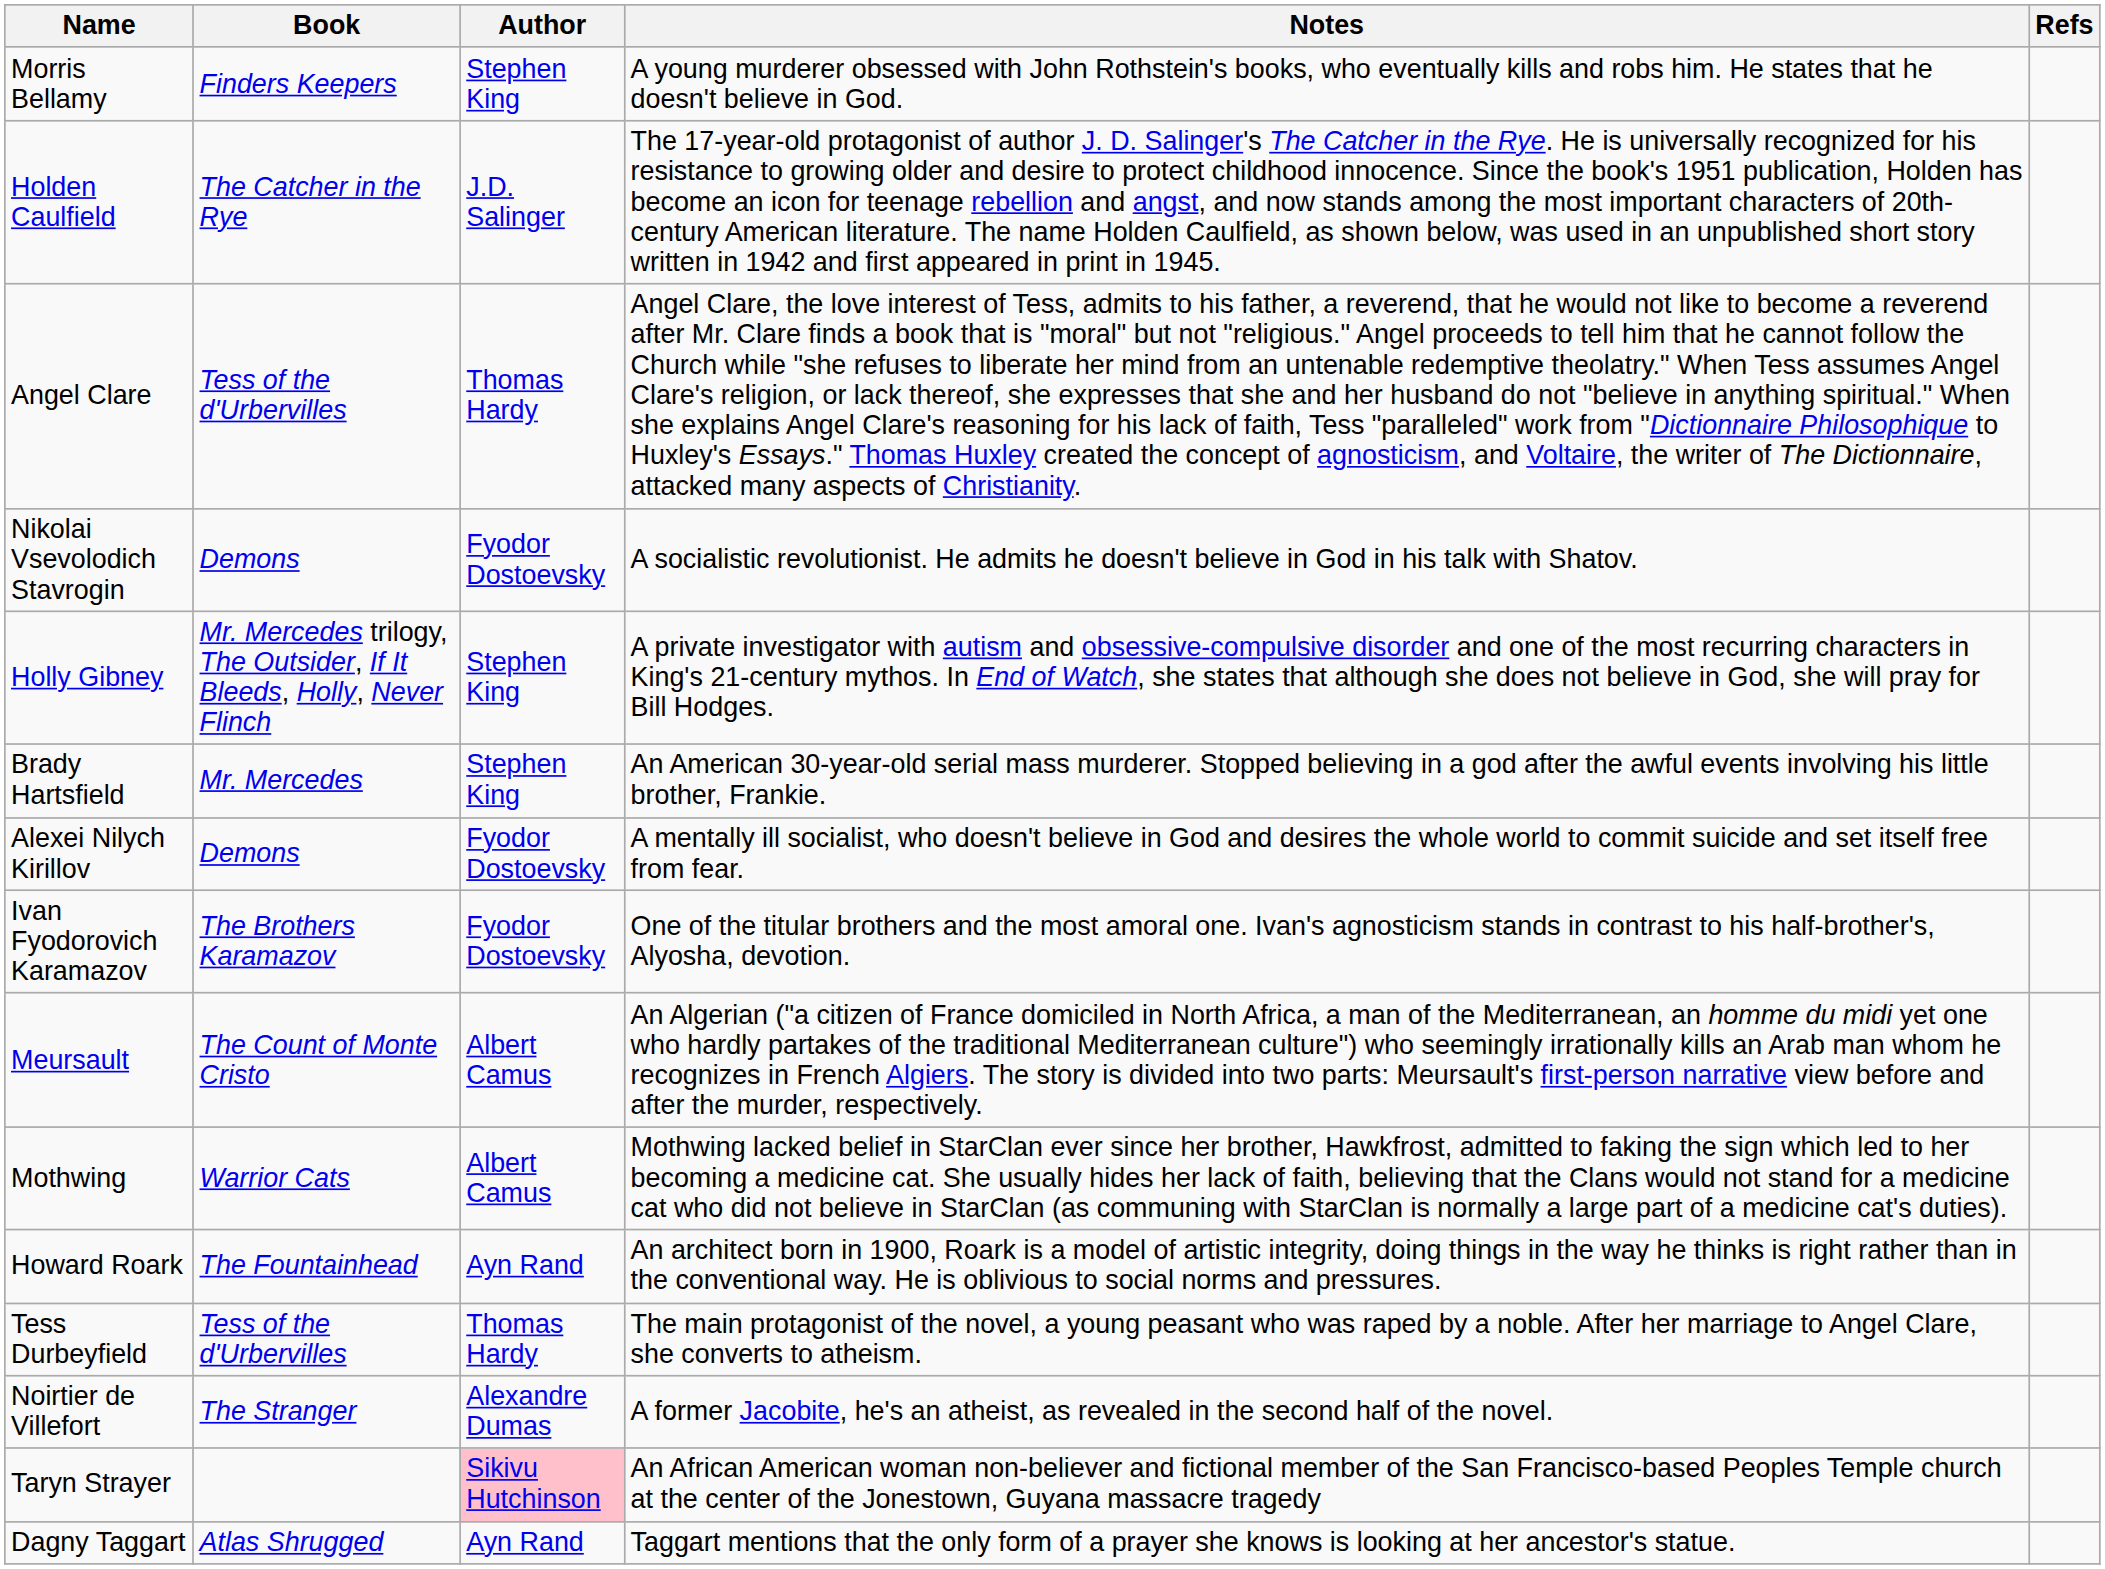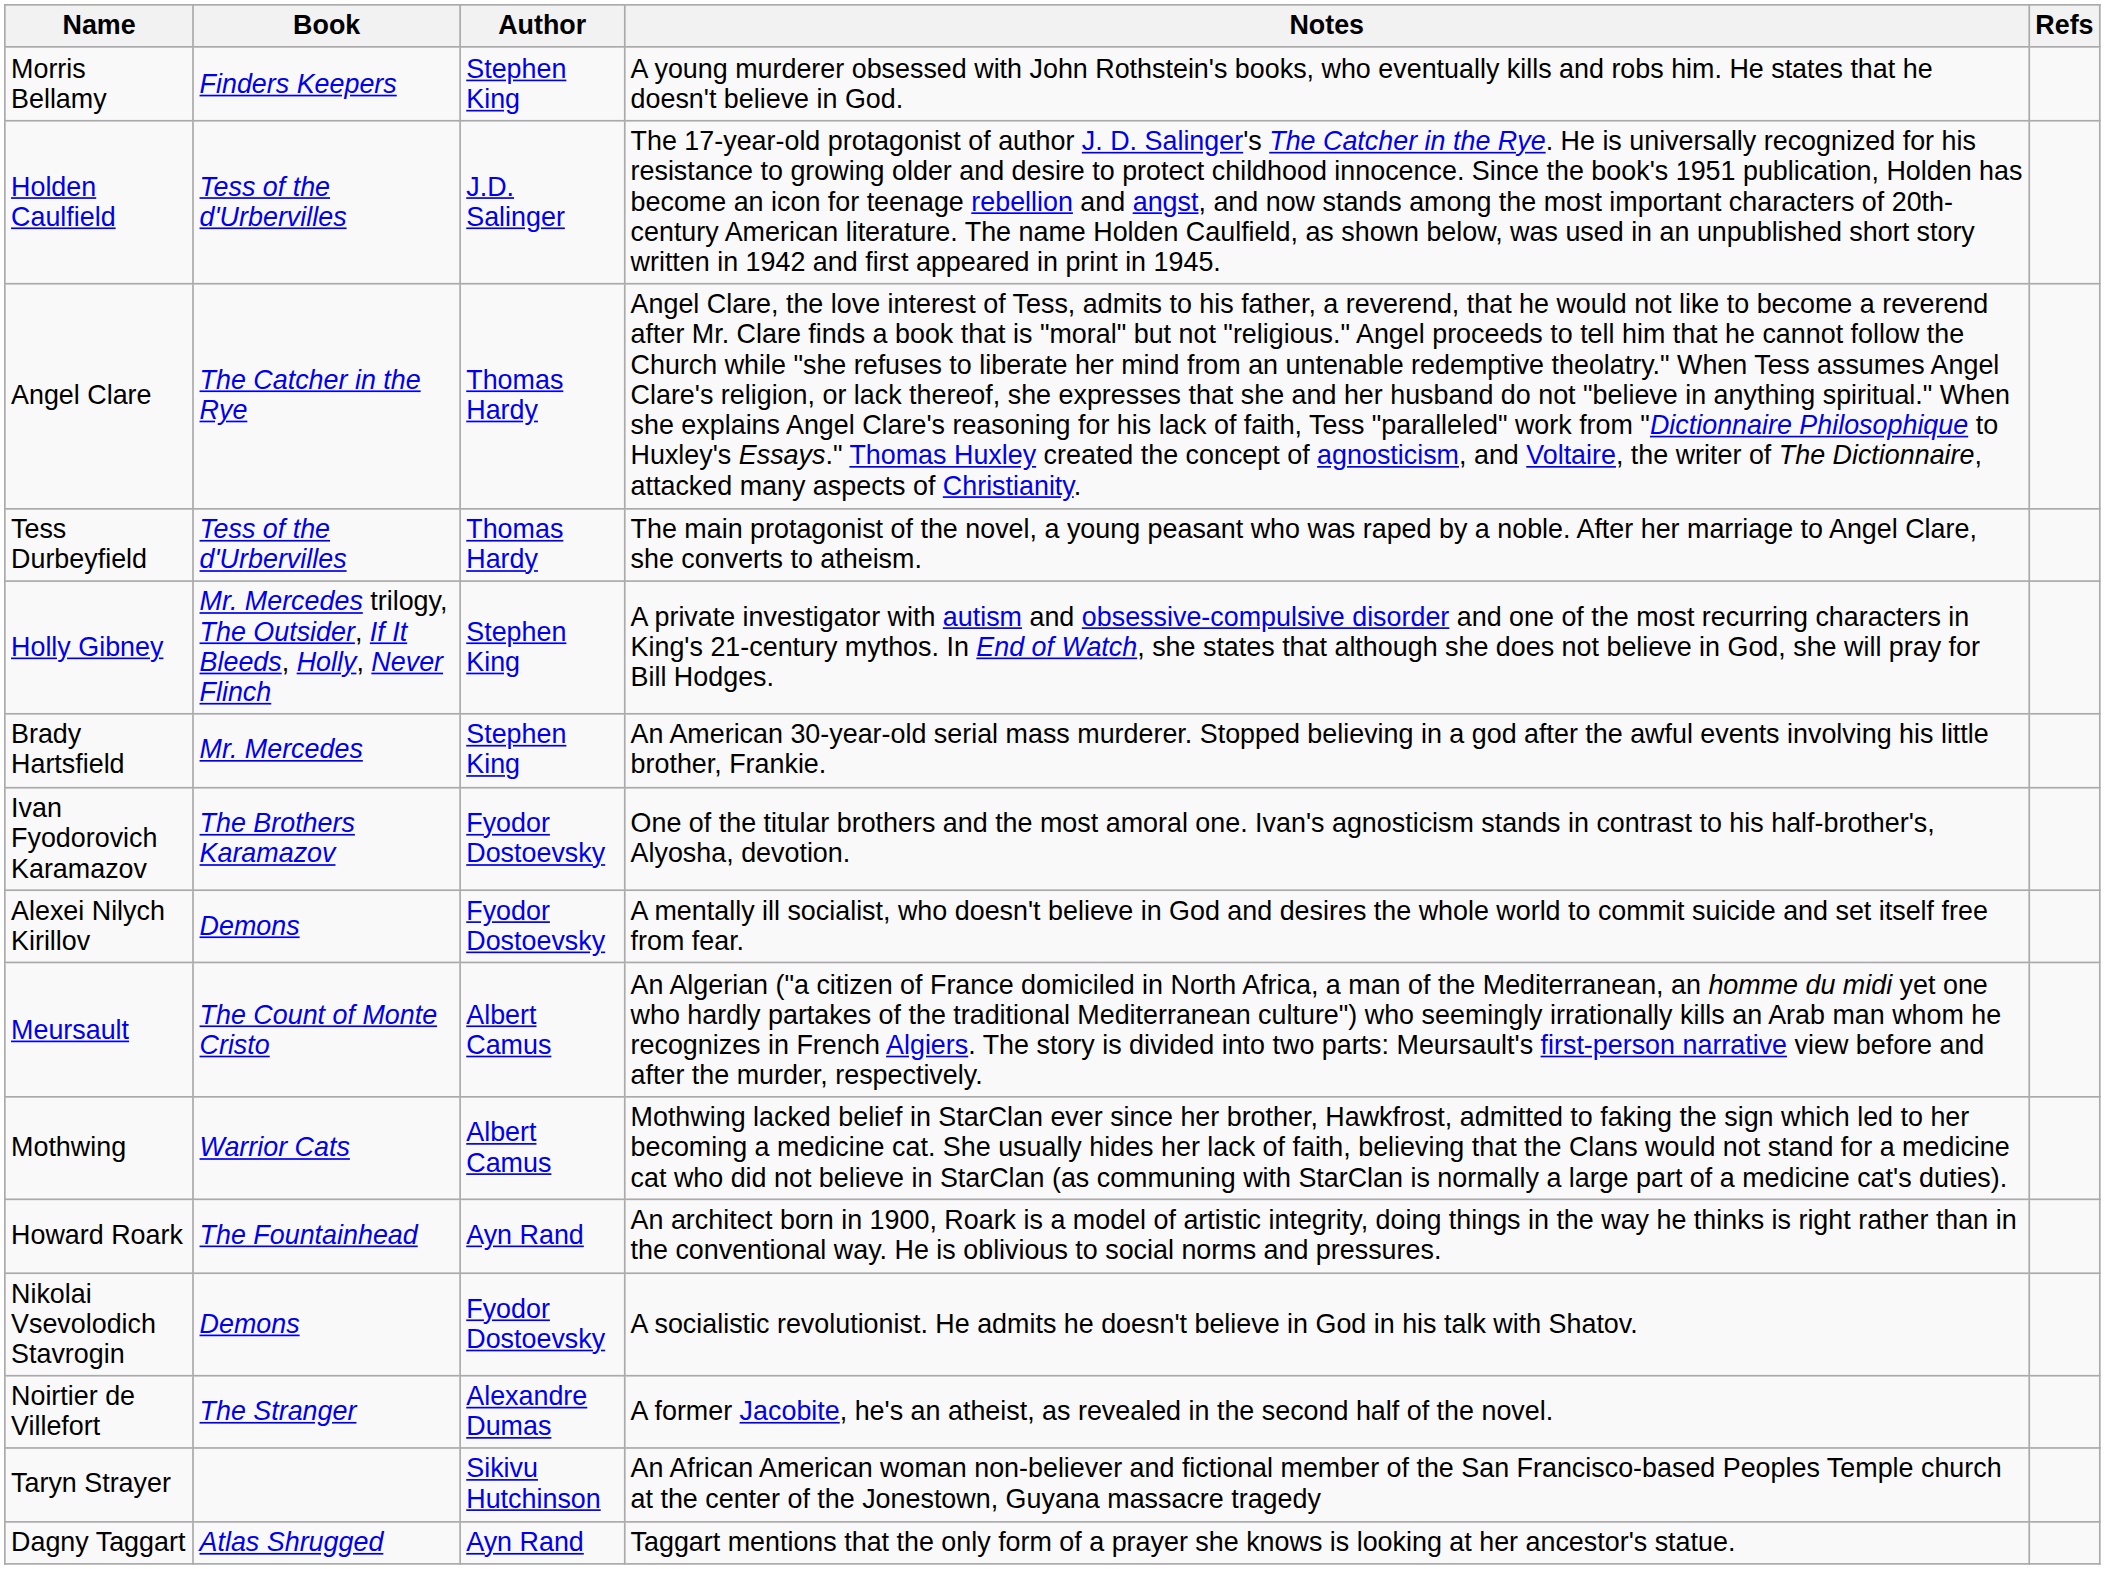(310, 201) The Catcher in the Rye -> (273, 201) Tess of the d'Urbervilles
(273, 395) Tess of the d'Urbervilles -> (310, 395) The Catcher in the Rye
rows swapped: (79, 1338) <-> (84, 559)
rows swapped: (84, 941) <-> (88, 853)
(533, 1484) pink background -> (533, 1484) no background
